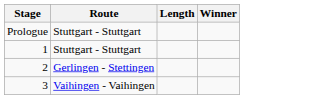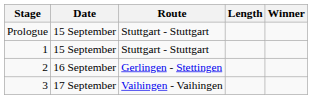+ column: (85, 13)
